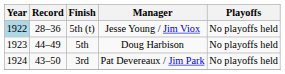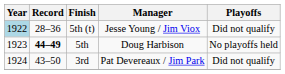(244, 28) No playoffs held -> (244, 28) Did not qualify
(48, 45) normal -> (48, 45) bold
(244, 61) No playoffs held -> (244, 61) Did not qualify
